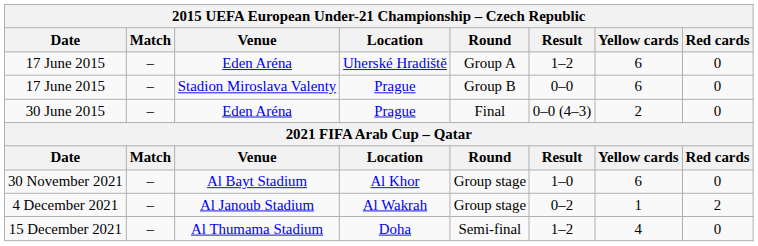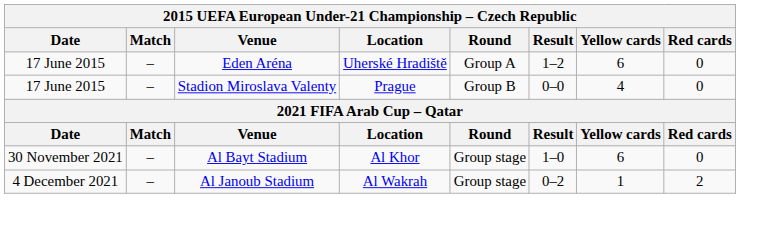(638, 87) 6 -> (621, 87) 4
- row: (65, 110)
- row: (65, 228)
